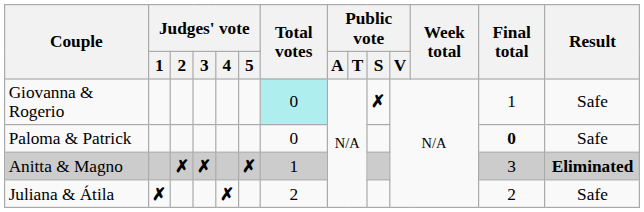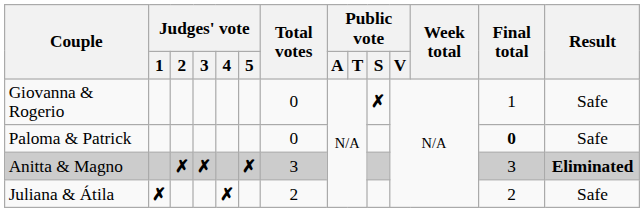(294, 102) paleturquoise background -> (294, 102) no background
(294, 166) 1 -> (294, 166) 3
